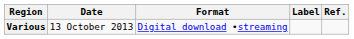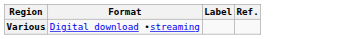- column: (92, 12)
